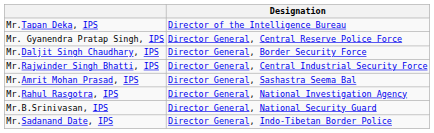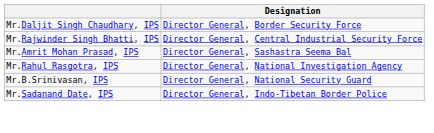- row: (52, 25)
- row: (85, 39)
